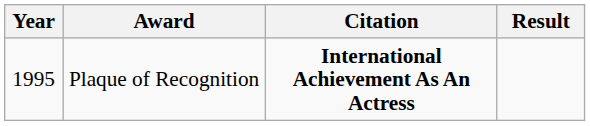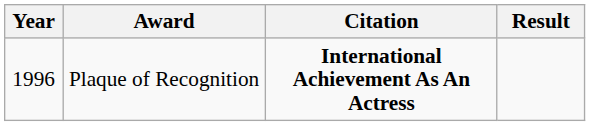(34, 79) 1995 -> (34, 79) 1996
